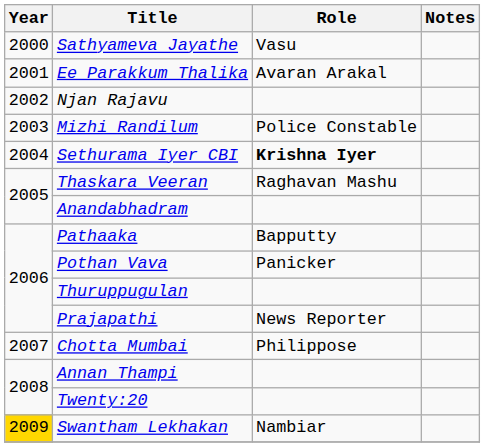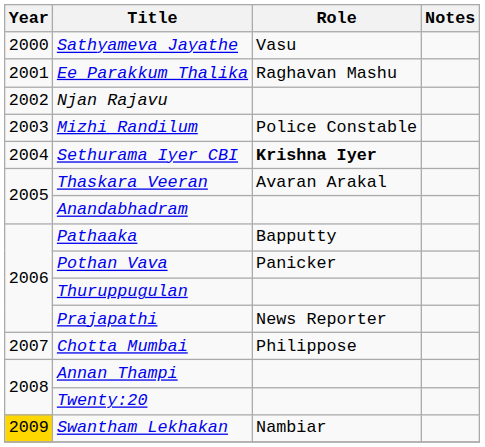(322, 73) Avaran Arakal -> (327, 73) Raghavan Mashu
(327, 182) Raghavan Mashu -> (322, 182) Avaran Arakal
